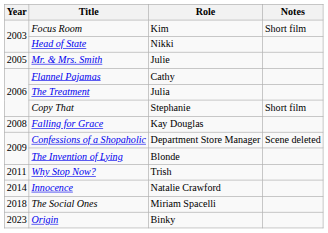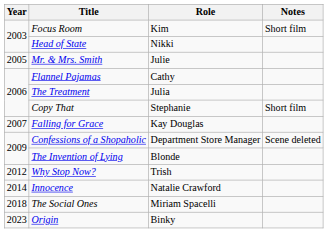(17, 124) 2008 -> (17, 124) 2007
(17, 172) 2011 -> (17, 172) 2012
